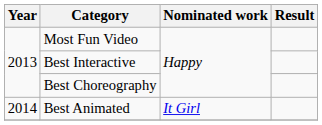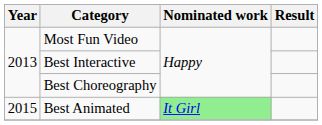(22, 108) 2014 -> (22, 108) 2015
(182, 108) no background -> (182, 108) lightgreen background
